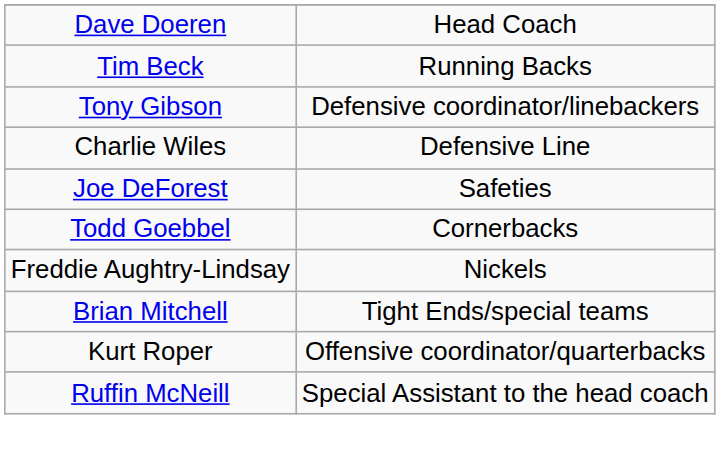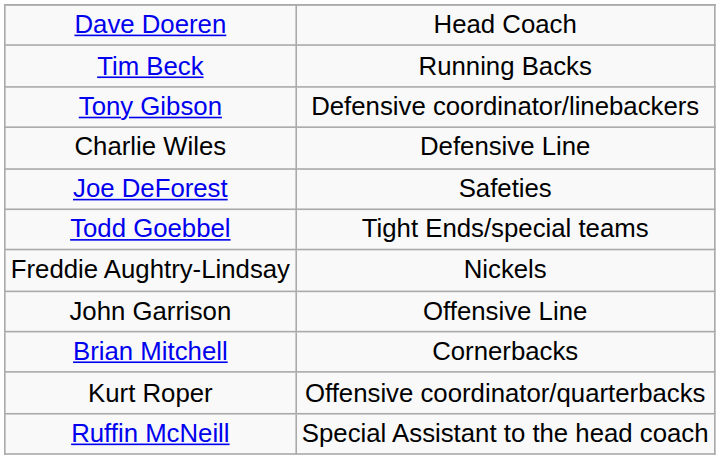(505, 229) Cornerbacks -> (505, 229) Tight Ends/special teams
+ row: (150, 310)
(505, 310) Tight Ends/special teams -> (505, 351) Cornerbacks
